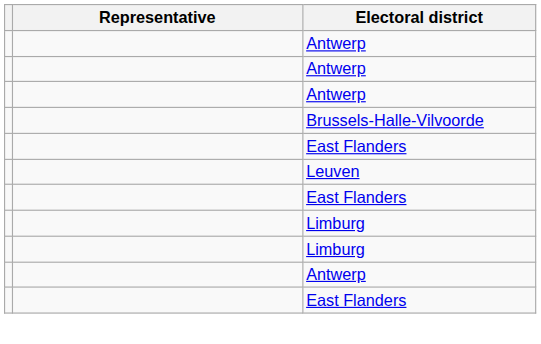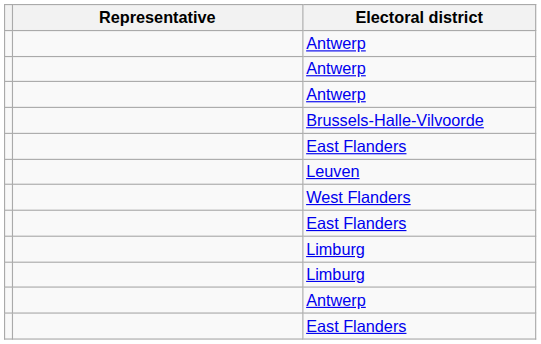+ row: (8, 198)
